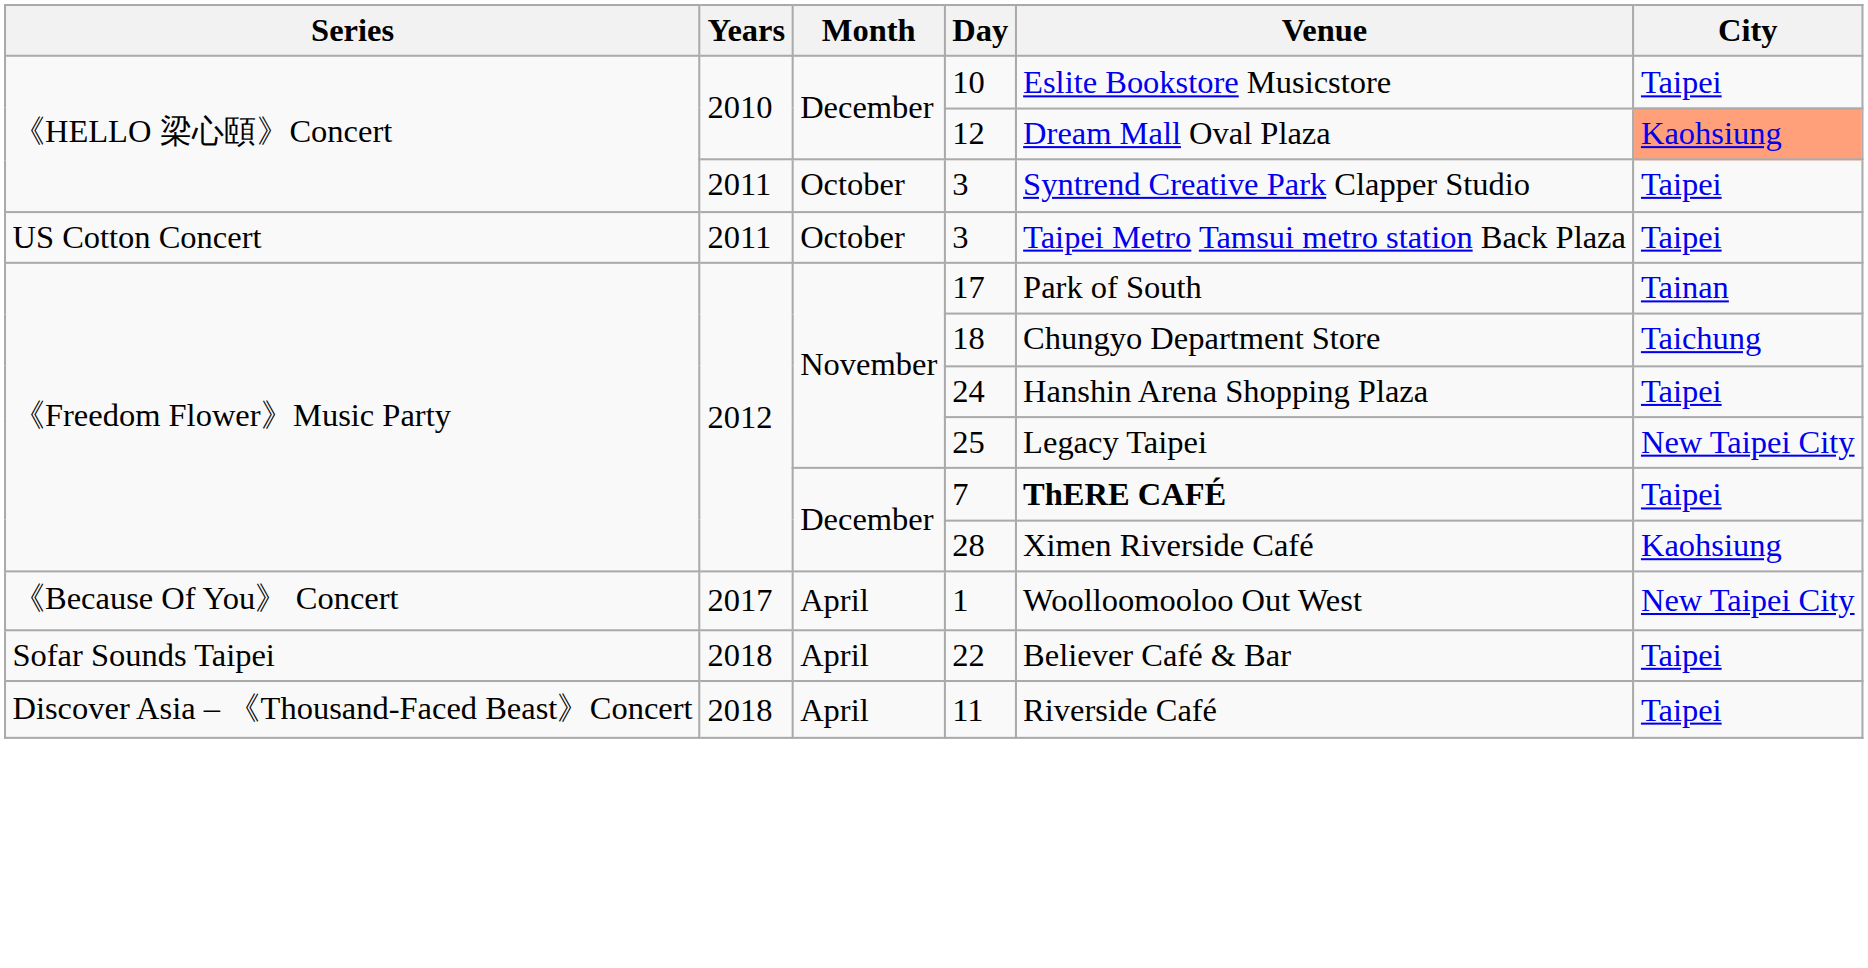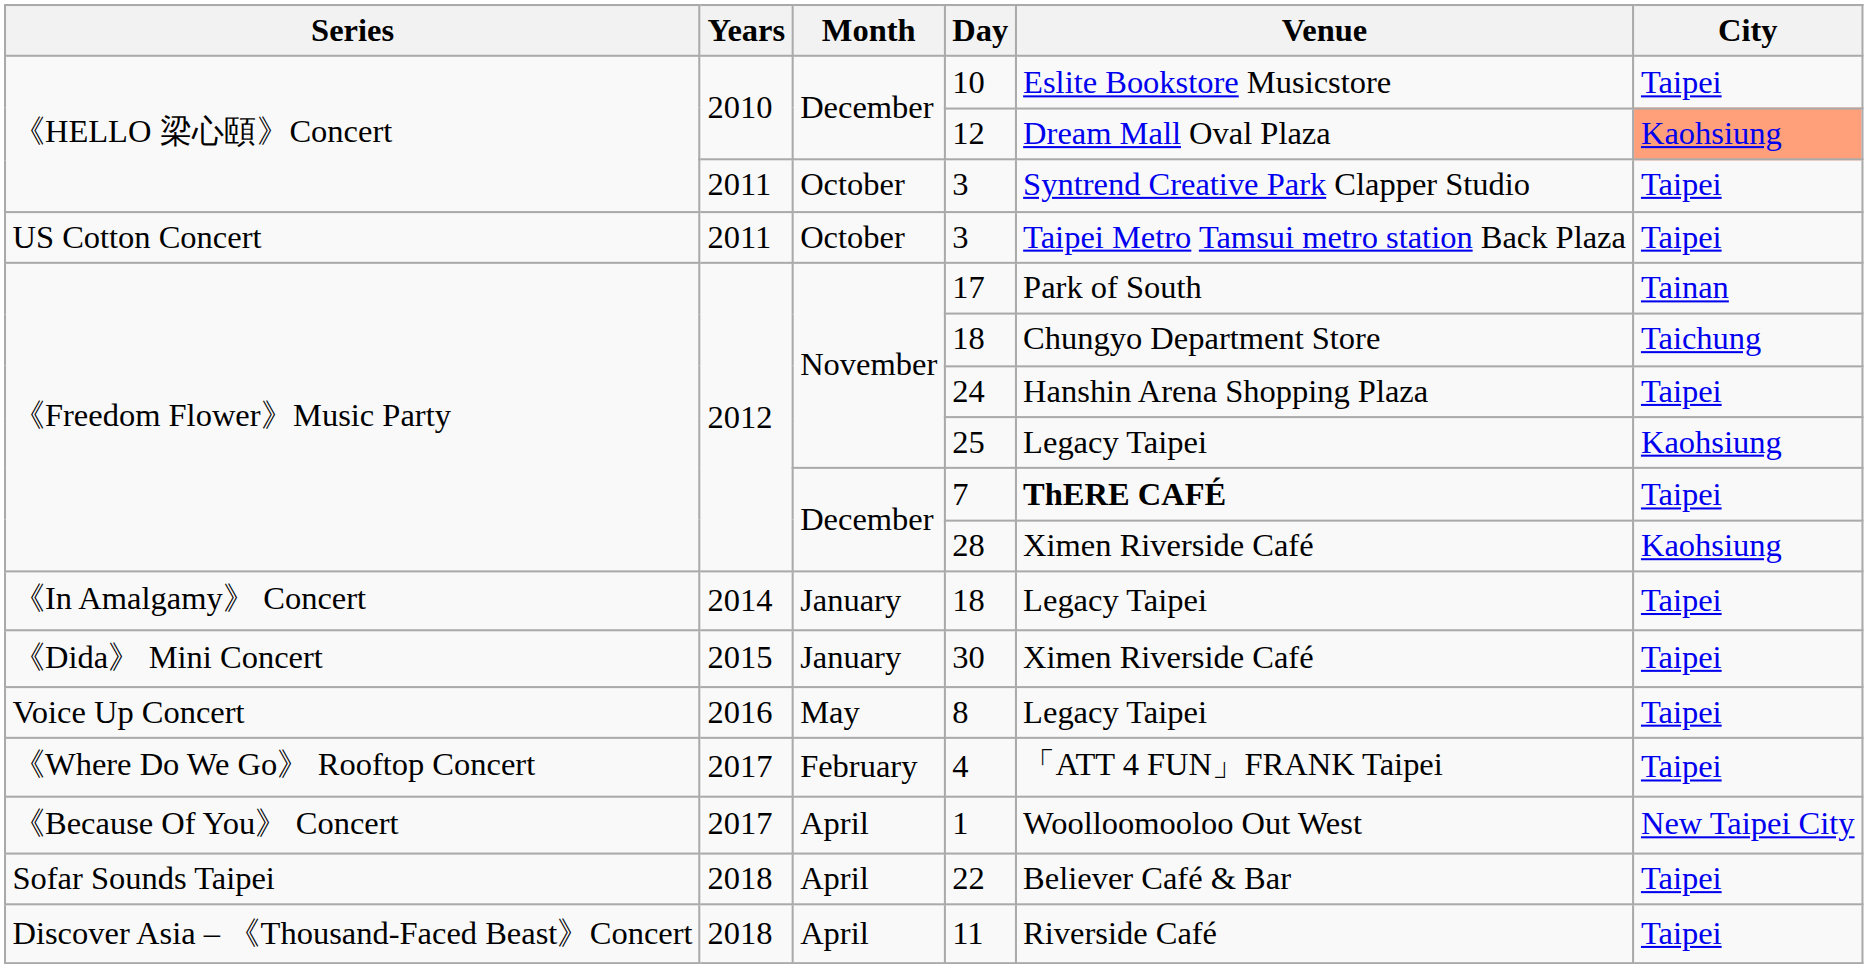(1748, 442) New Taipei City -> (1711, 442) Kaohsiung
+ row: (189, 598)
+ row: (168, 656)
+ row: (129, 712)
+ row: (274, 765)
